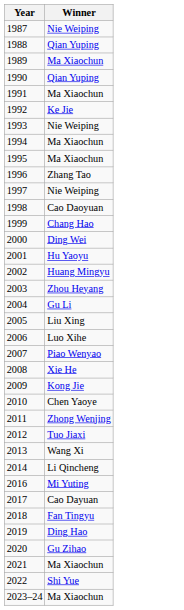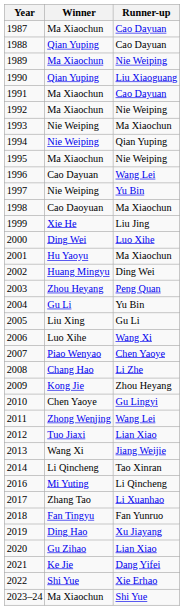+ column: (146, 12)
(73, 28) Nie Weiping -> (75, 28) Ma Xiaochun
(60, 110) Ke Jie -> (75, 110) Ma Xiaochun
(75, 142) Ma Xiaochun -> (73, 142) Nie Weiping
(69, 175) Zhang Tao -> (73, 175) Cao Dayuan
(70, 223) Chang Hao -> (62, 223) Xie He
(62, 369) Xie He -> (70, 369) Chang Hao
(73, 499) Cao Dayuan -> (69, 499) Zhang Tao
(75, 564) Ma Xiaochun -> (60, 564) Ke Jie
